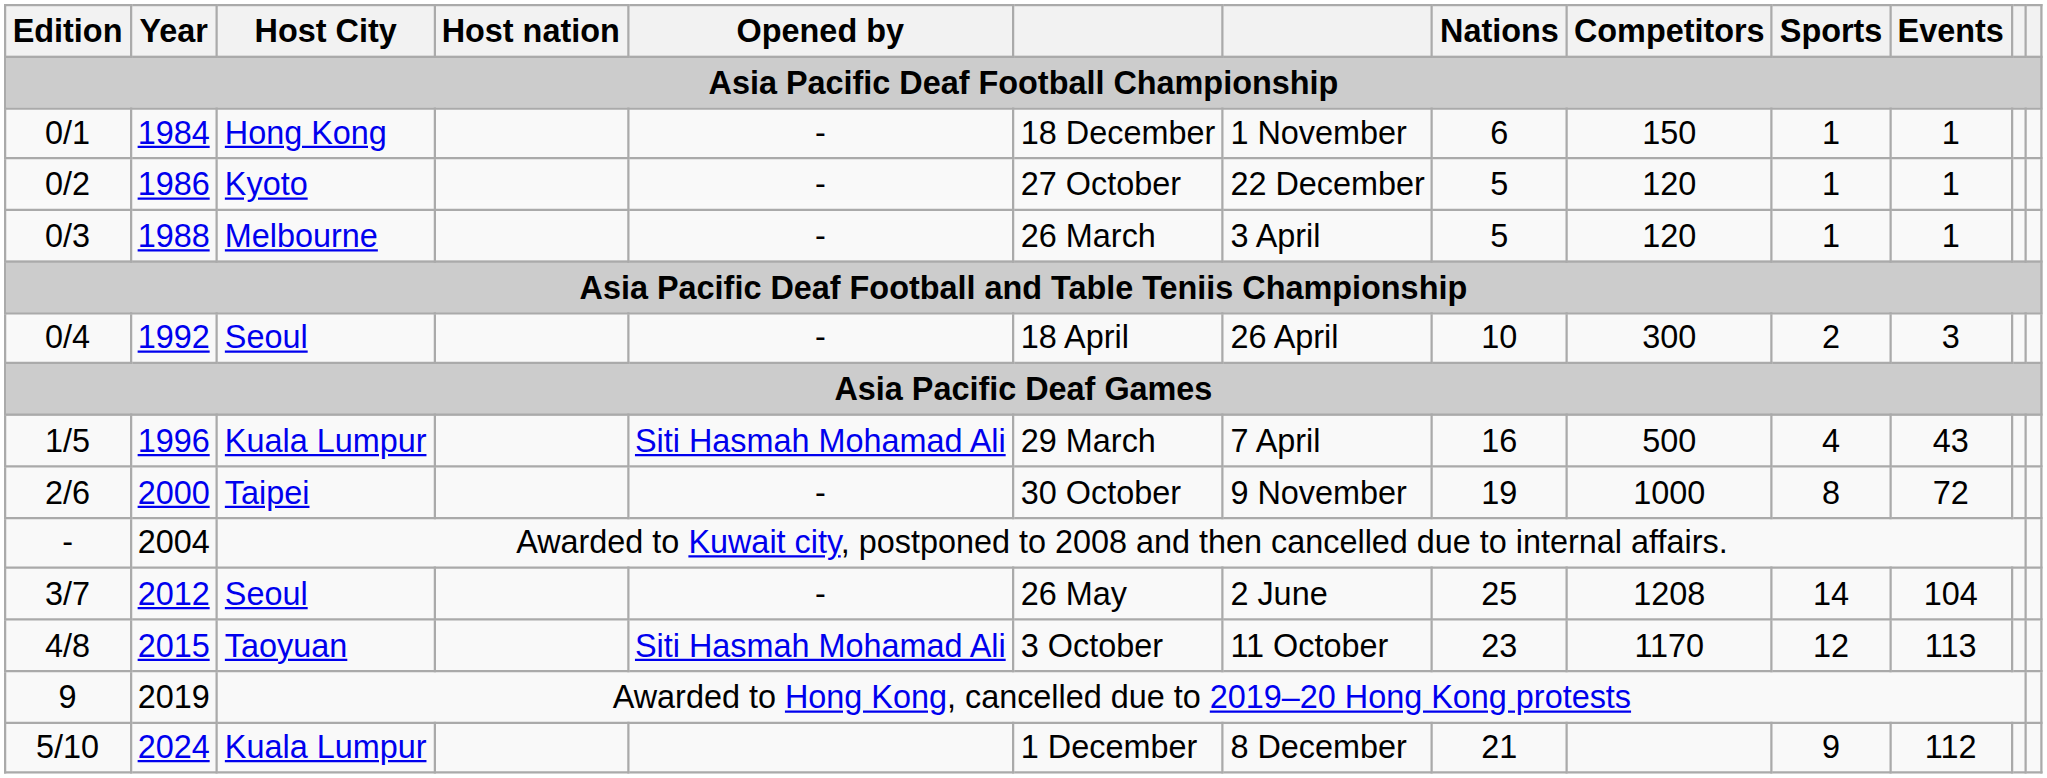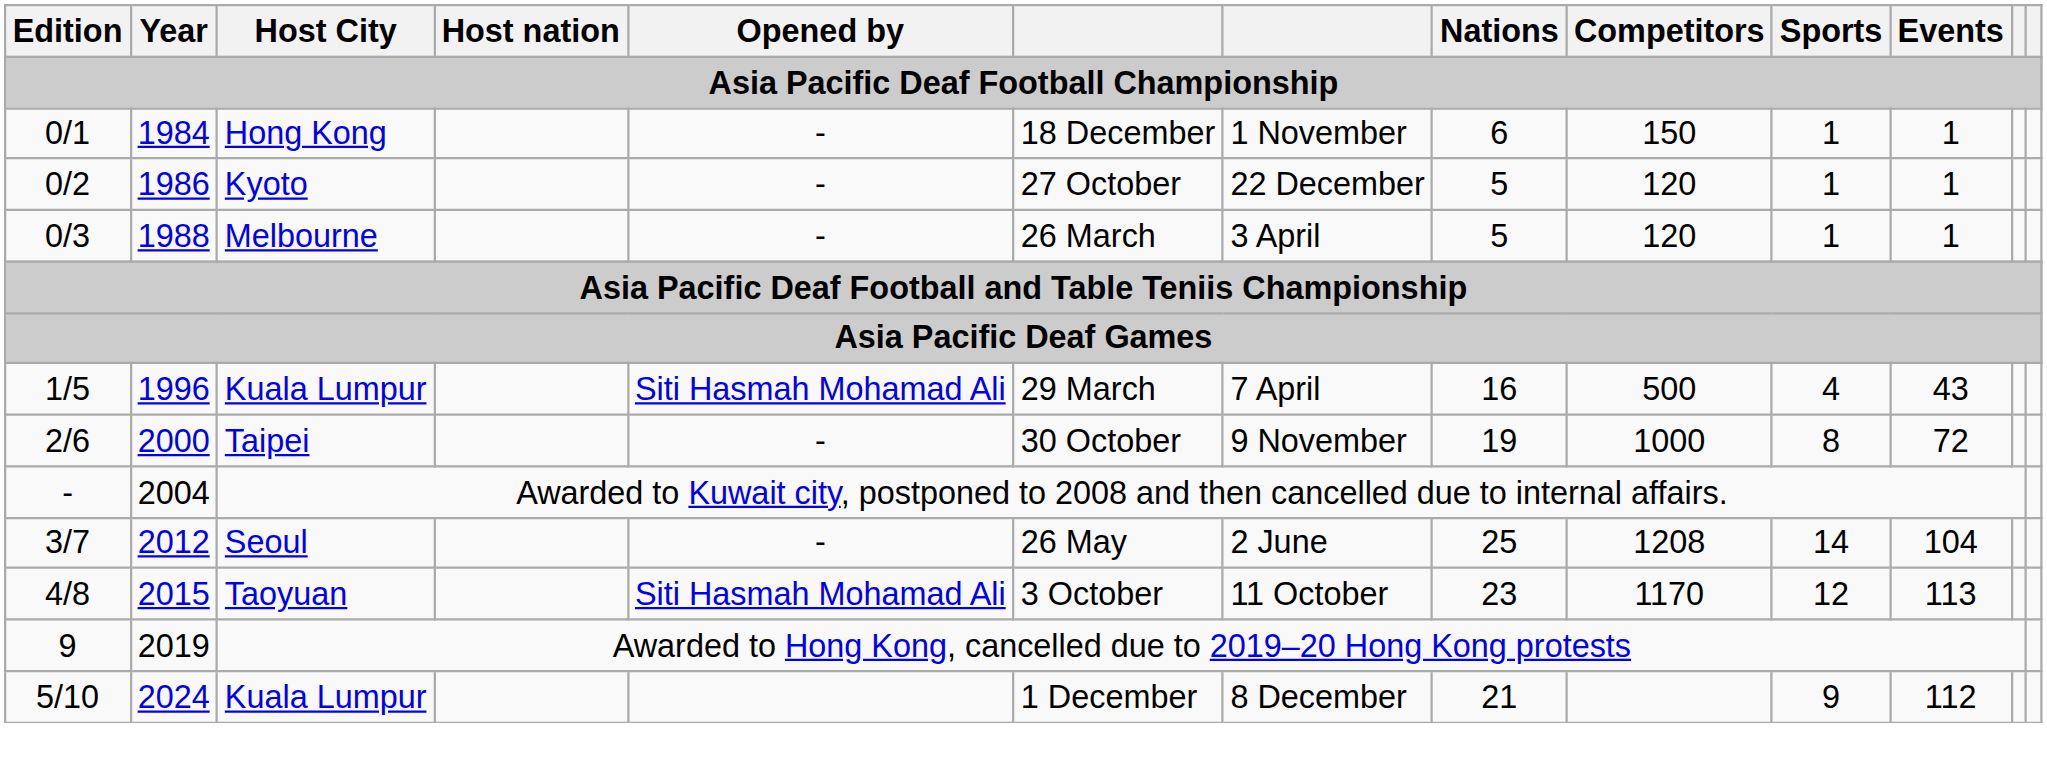- row: (68, 338)
